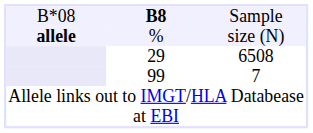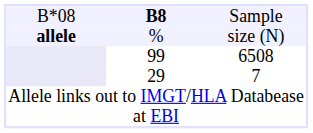(156, 56) 29 -> (156, 56) 99
(156, 76) 99 -> (156, 76) 29
